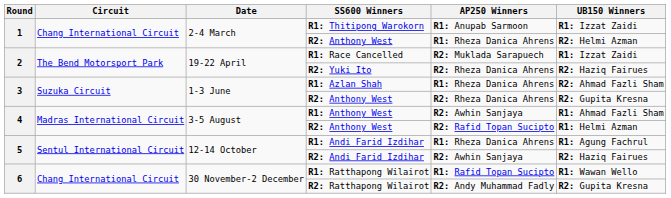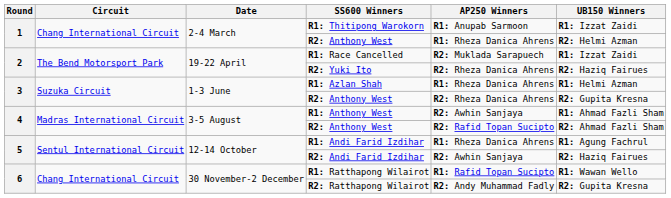(611, 84) R2: Ahmad Fazli Sham -> (598, 84) R1: Helmi Azman
(598, 128) R1: Helmi Azman -> (611, 128) R2: Ahmad Fazli Sham
